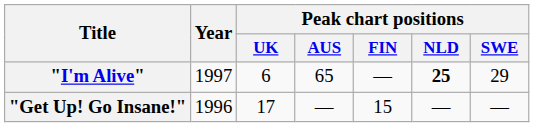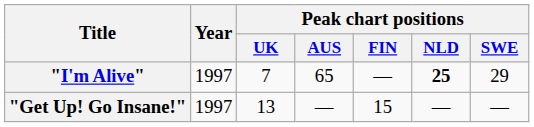(266, 76) 6 -> (266, 76) 7
(214, 106) 1996 -> (214, 106) 1997
(266, 106) 17 -> (266, 106) 13
